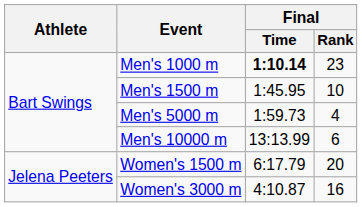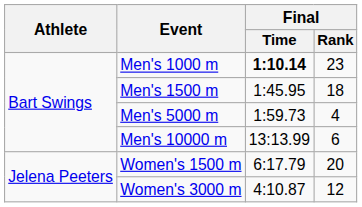(335, 90) 10 -> (335, 90) 18
(335, 190) 16 -> (335, 190) 12
